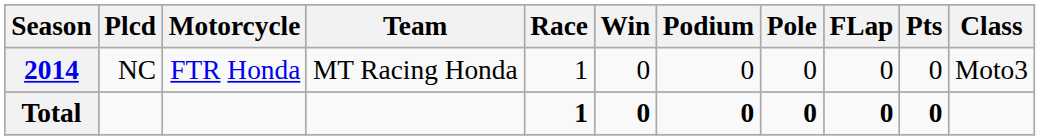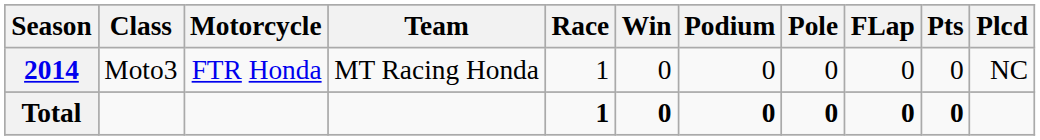columns swapped: (991, 26) <-> (130, 26)
